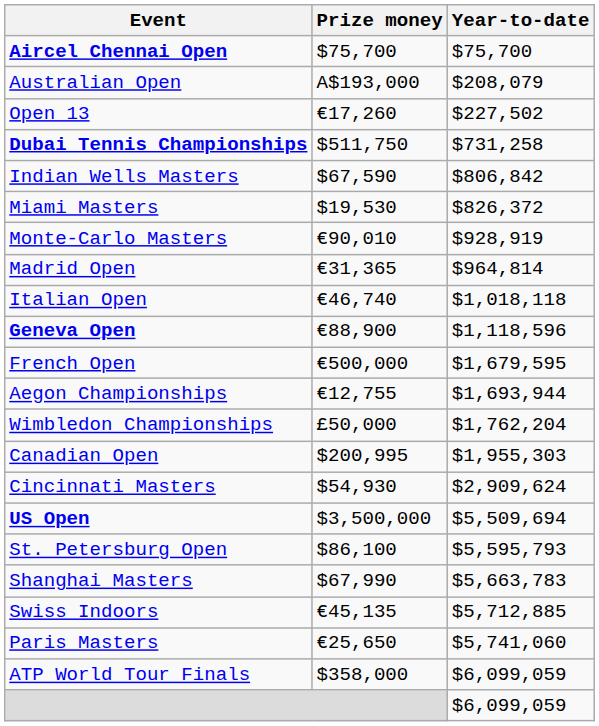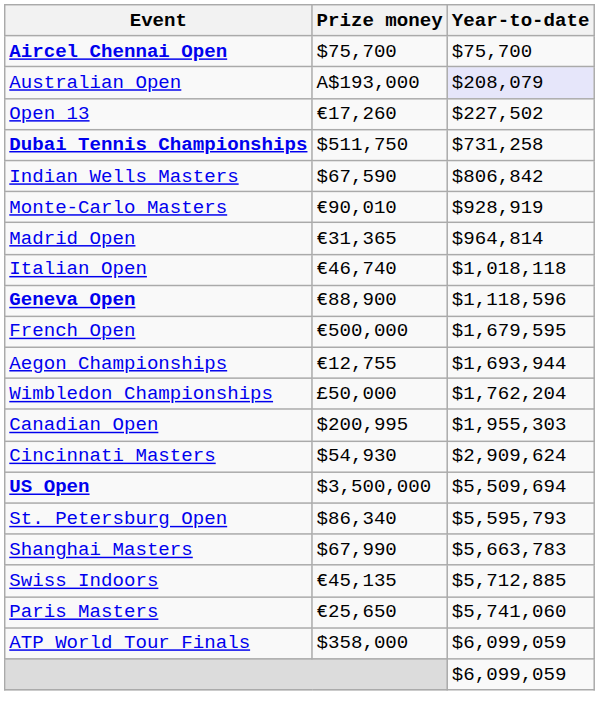(498, 83) no background -> (498, 83) lavender background
- row: (84, 207)
(357, 550) $86,100 -> (357, 519) $86,340
